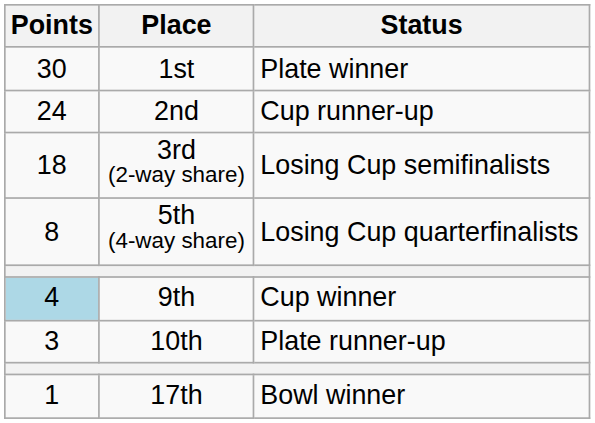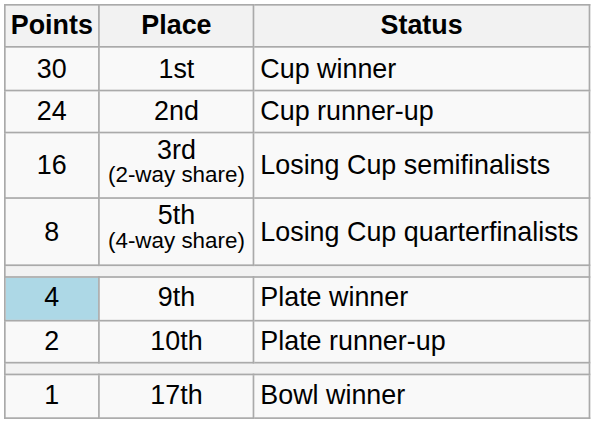(334, 68) Plate winner -> (328, 68) Cup winner
(52, 165) 18 -> (52, 165) 16
(328, 298) Cup winner -> (334, 298) Plate winner
(52, 340) 3 -> (52, 340) 2
